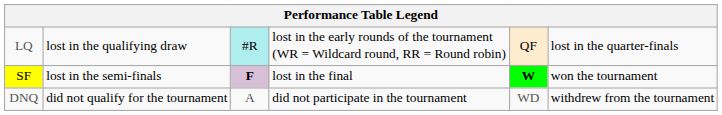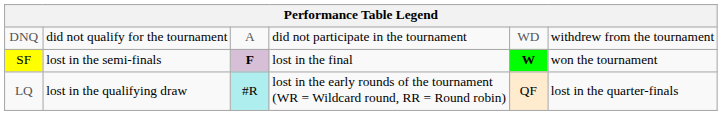rows swapped: (24, 46) <-> (24, 99)
